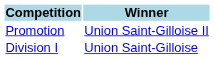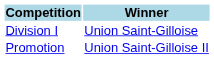rows swapped: (32, 48) <-> (35, 30)
